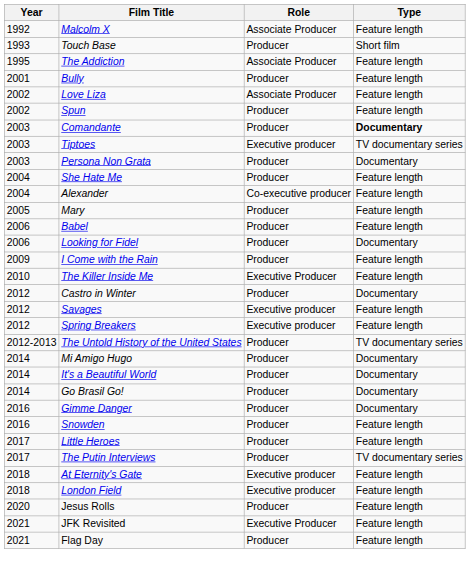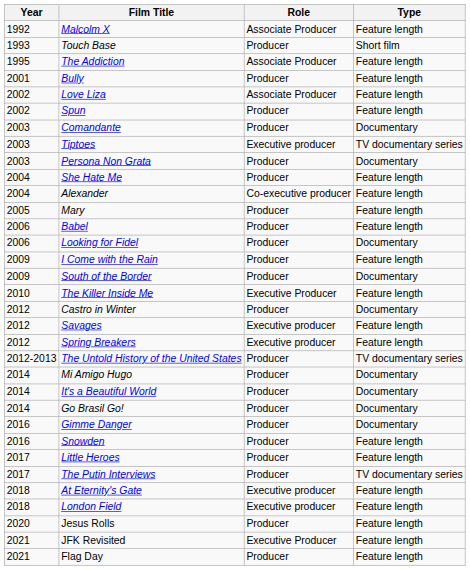(389, 128) bold -> (387, 128) normal
+ row: (106, 276)
